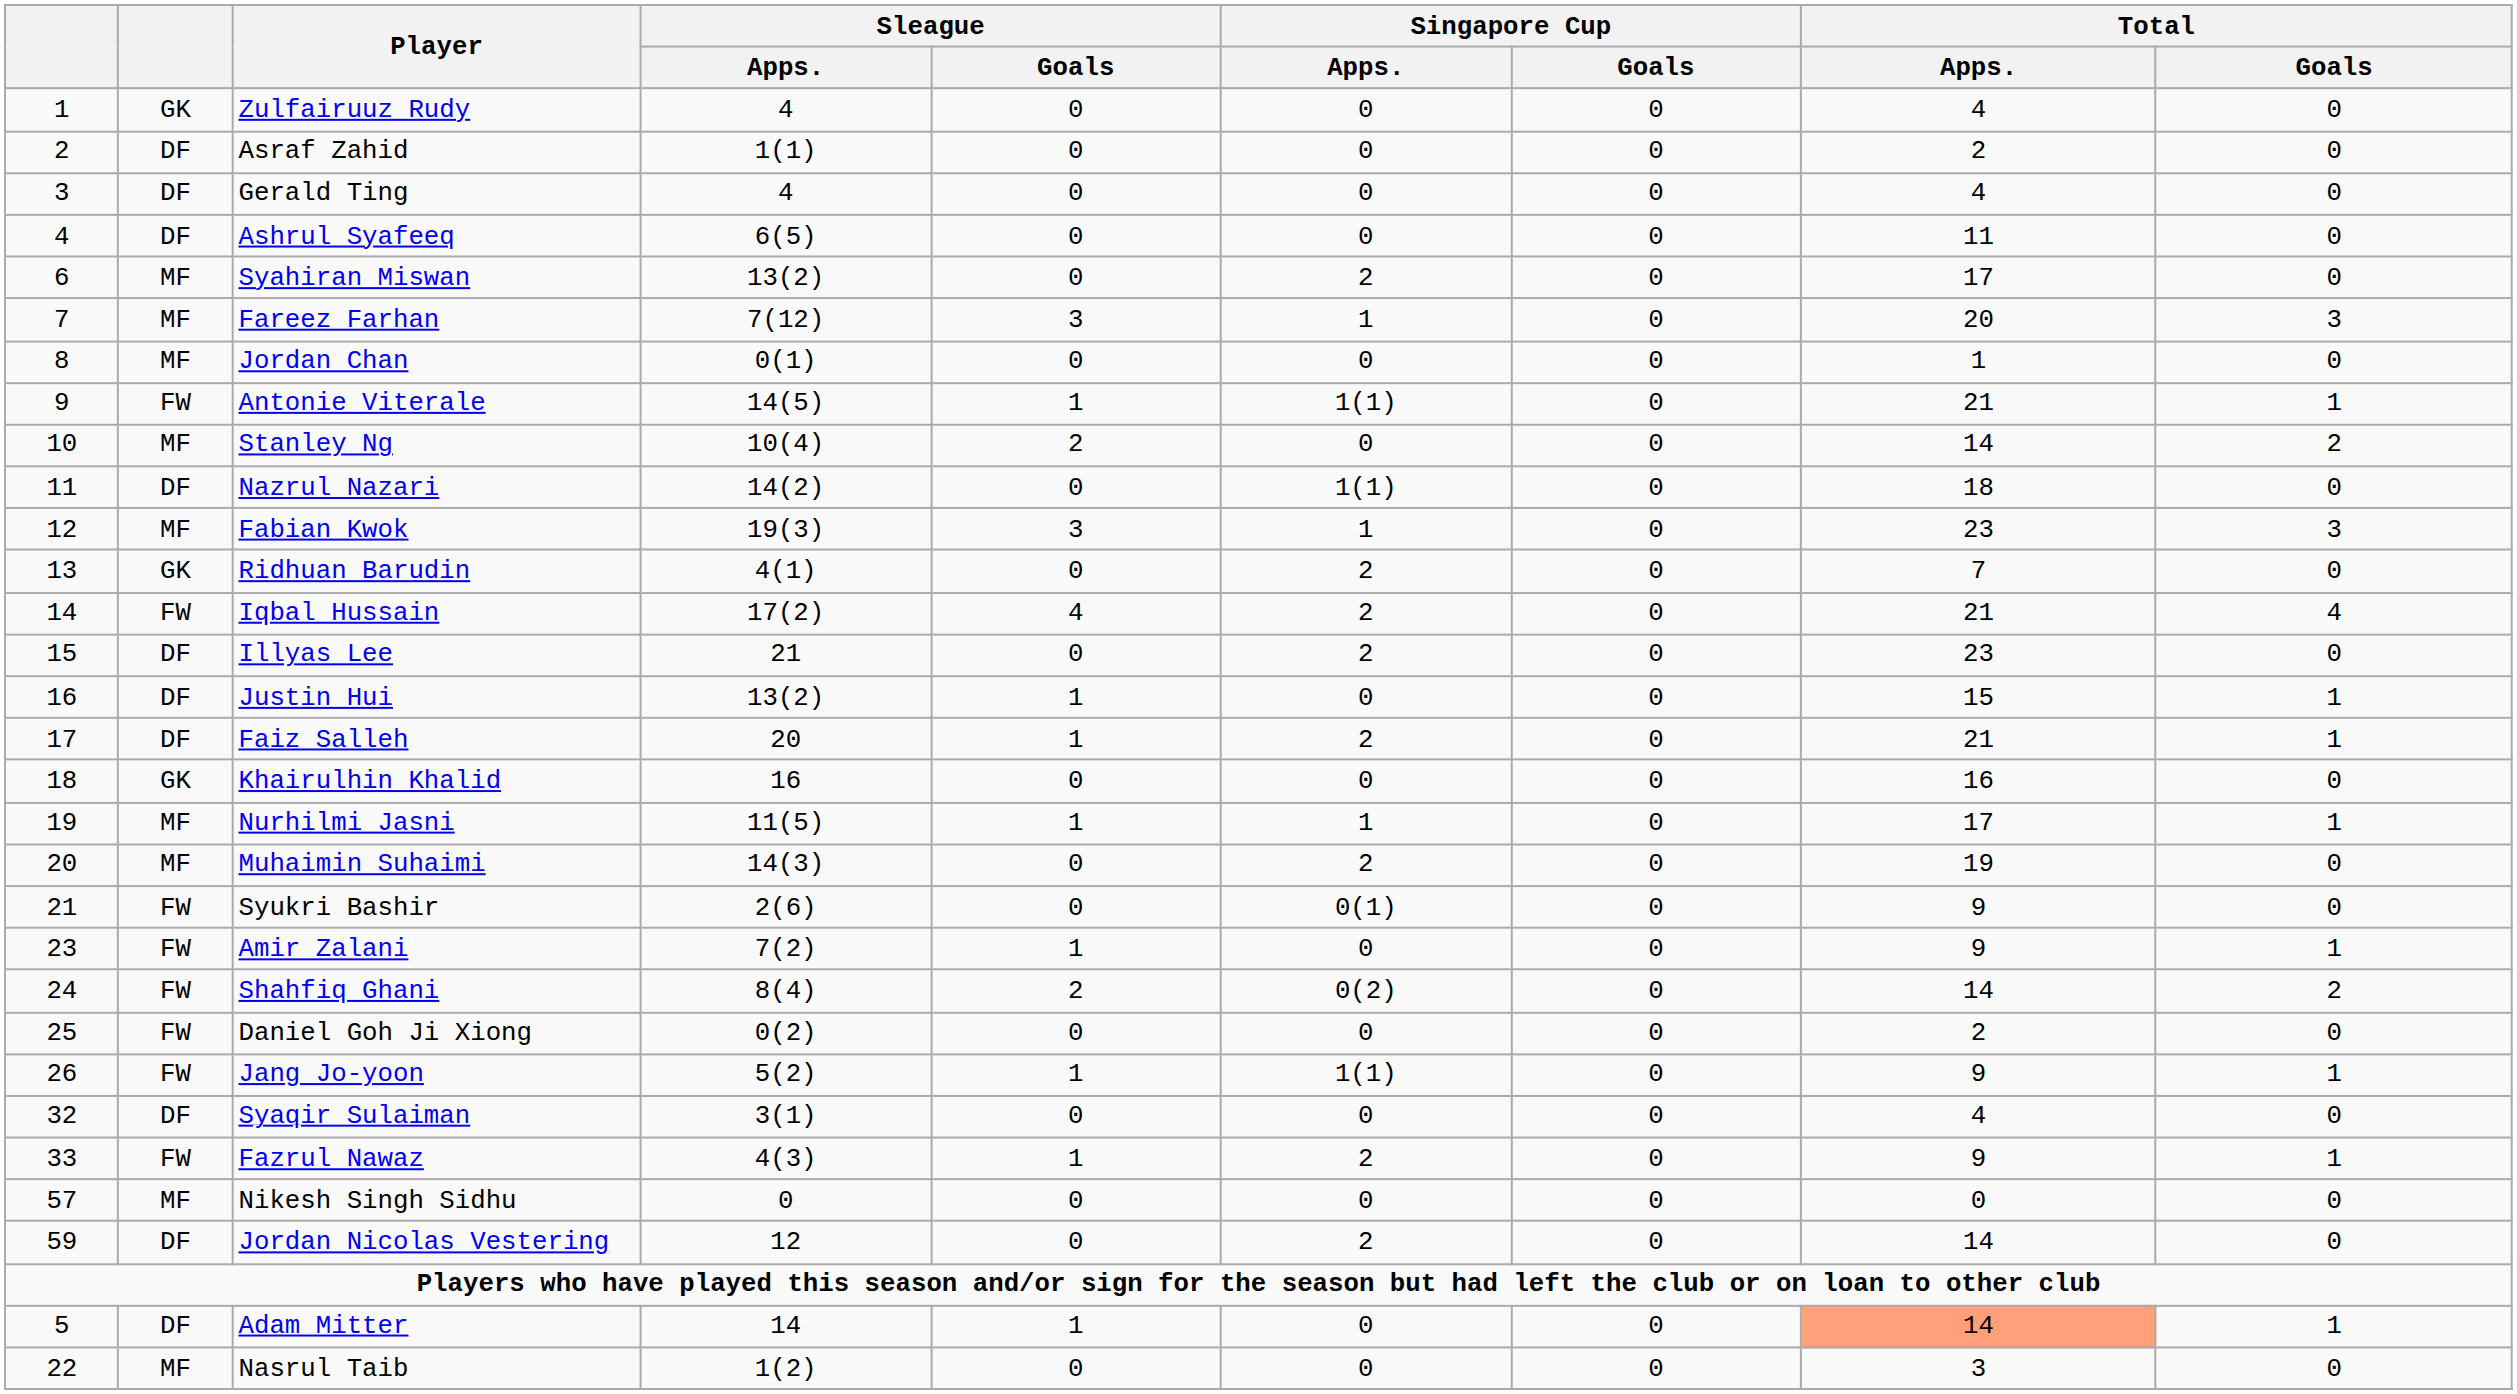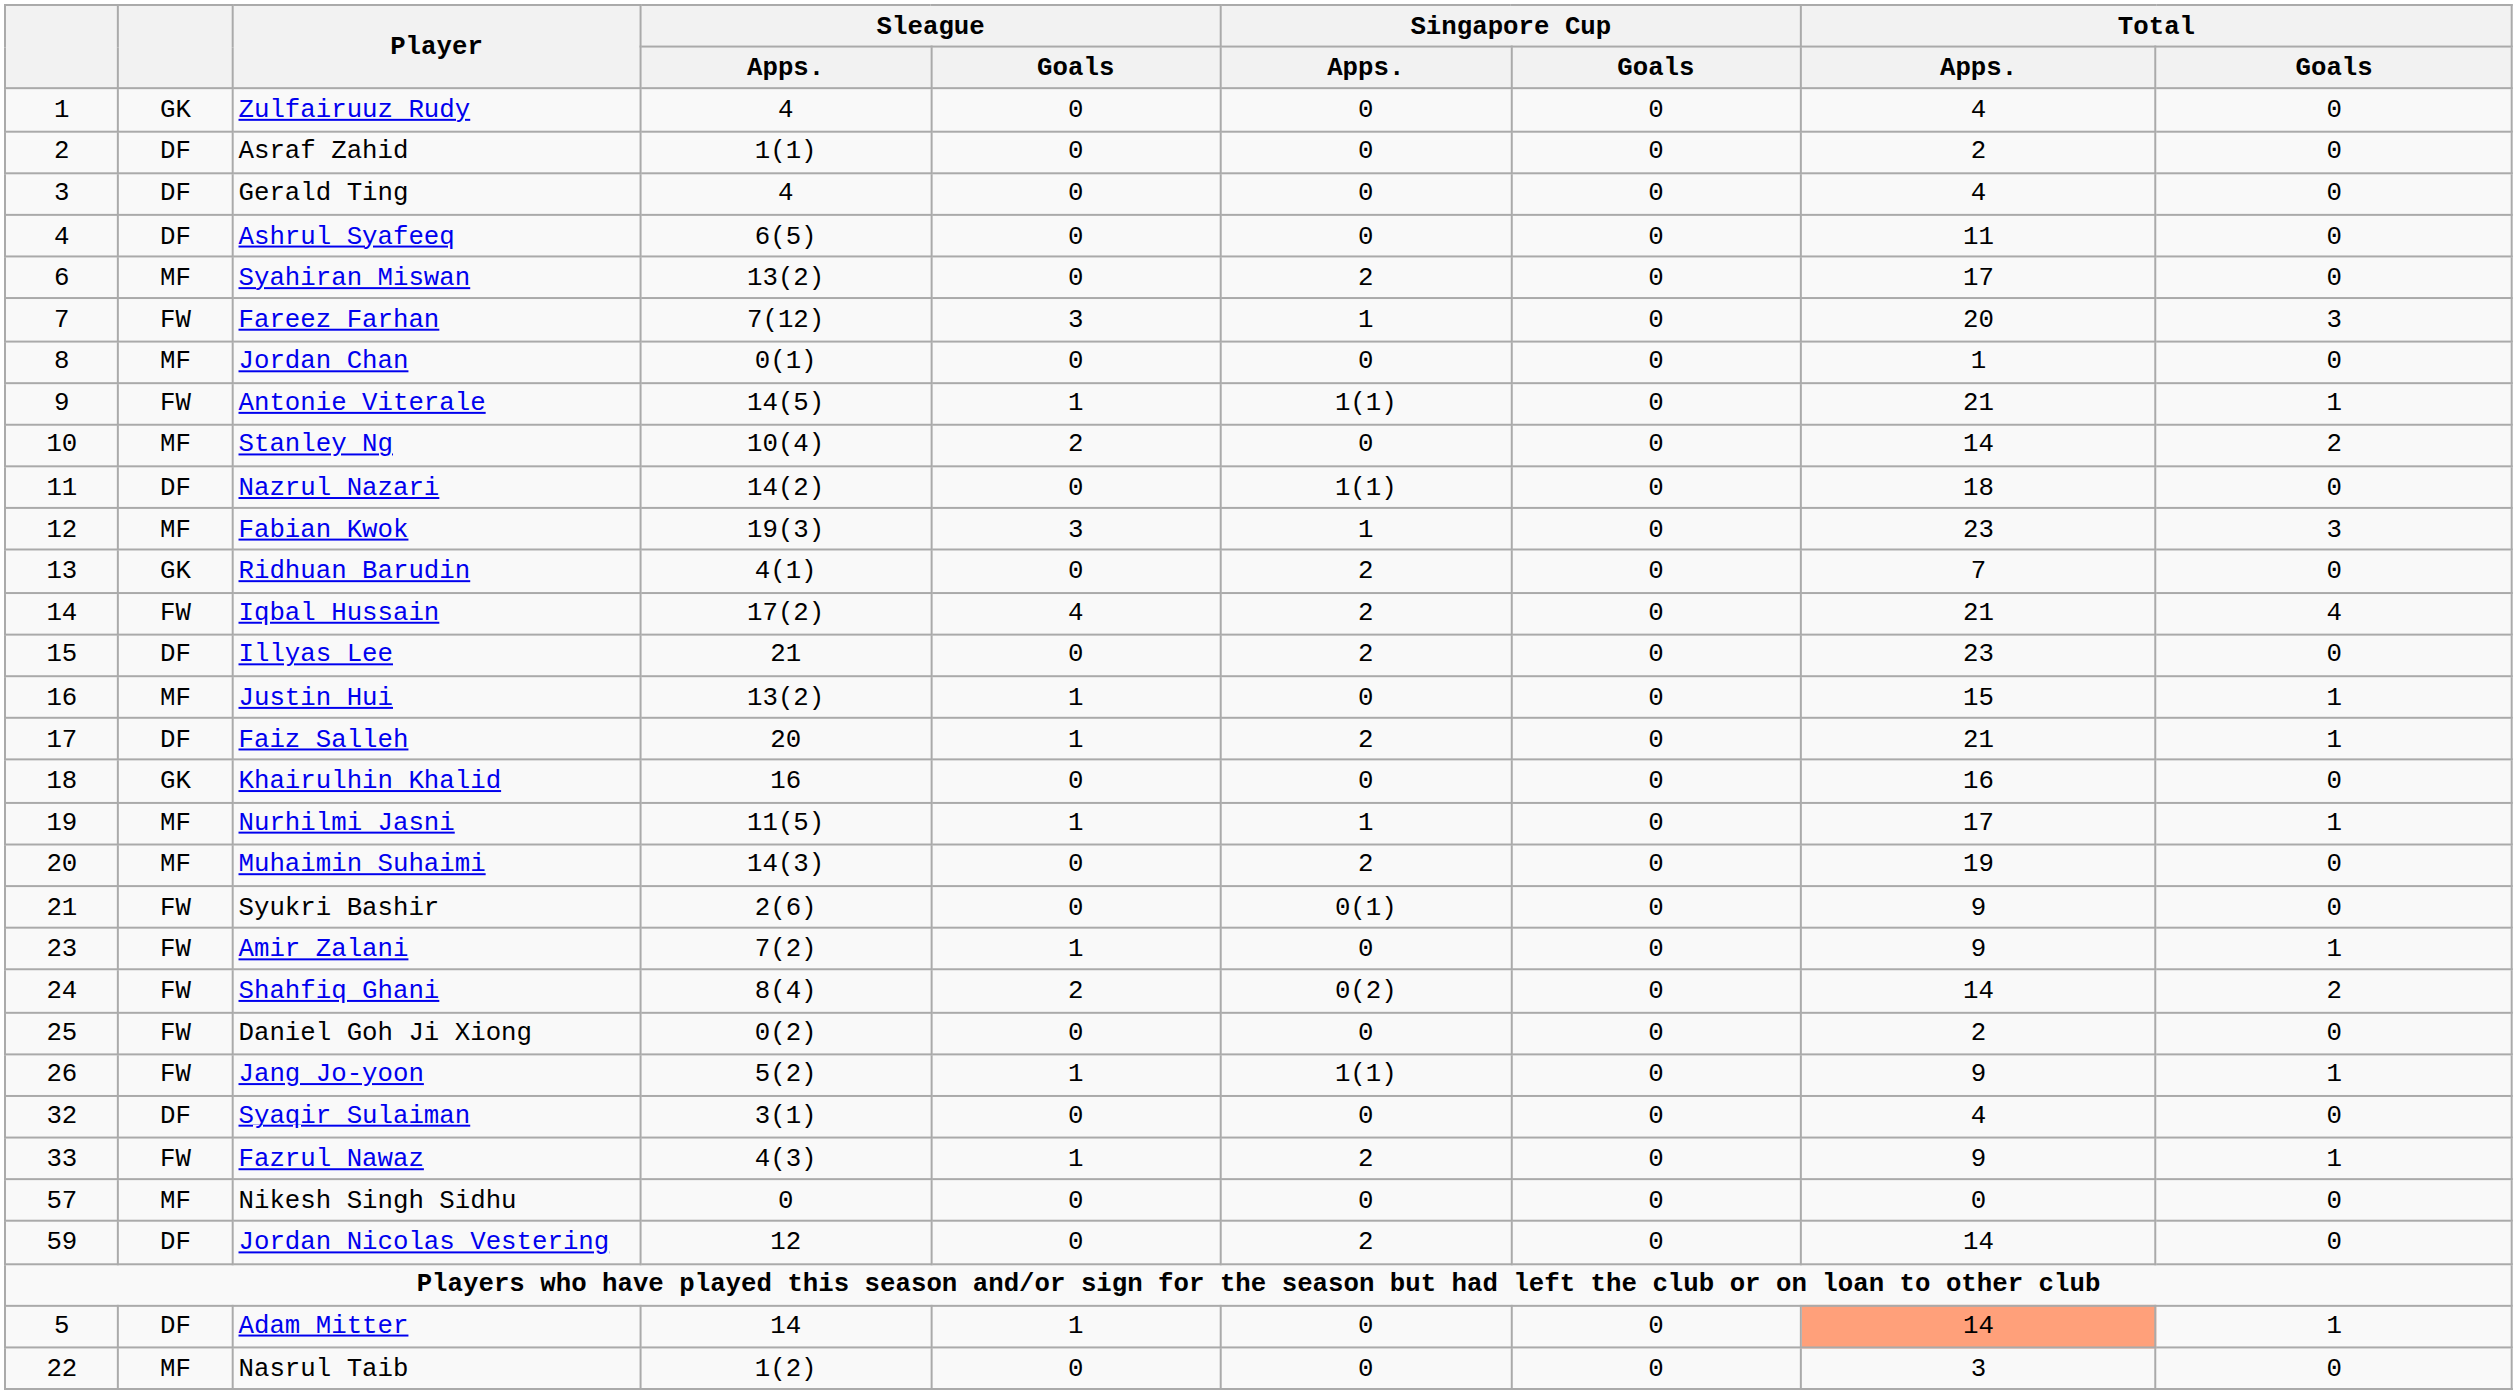(176, 320) MF -> (176, 320) FW
(176, 697) DF -> (176, 697) MF
